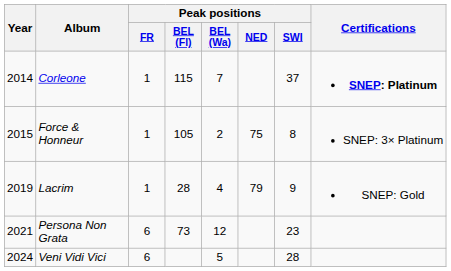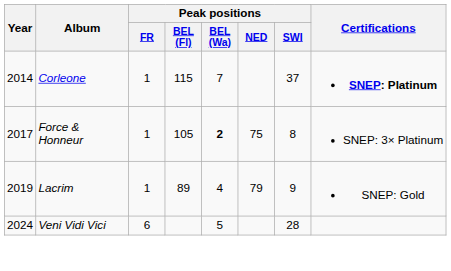(20, 133) 2015 -> (20, 133) 2017
(220, 133) normal -> (220, 133) bold
(183, 188) 28 -> (183, 188) 89
- row: (73, 232)
